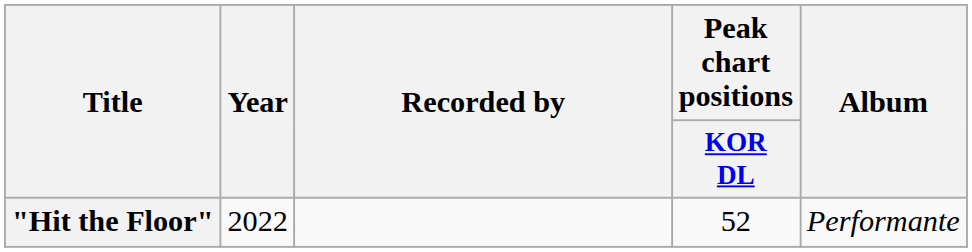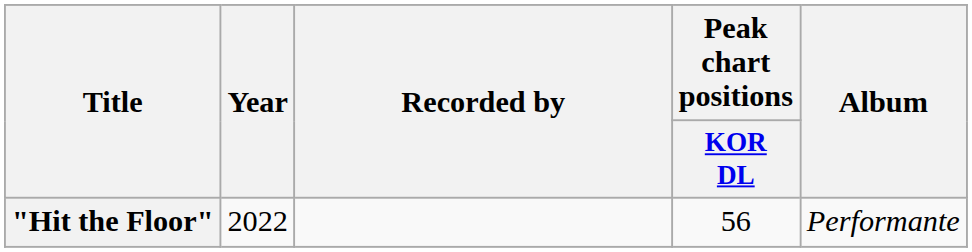(736, 221) 52 -> (736, 221) 56
